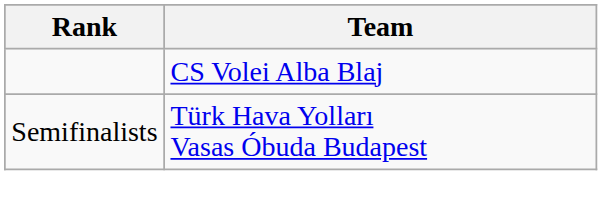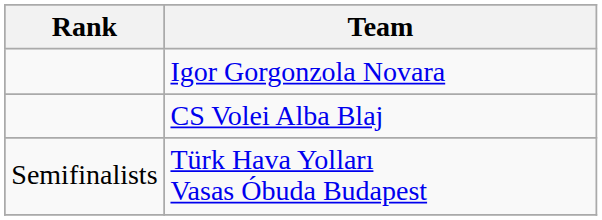+ row: (308, 71)
